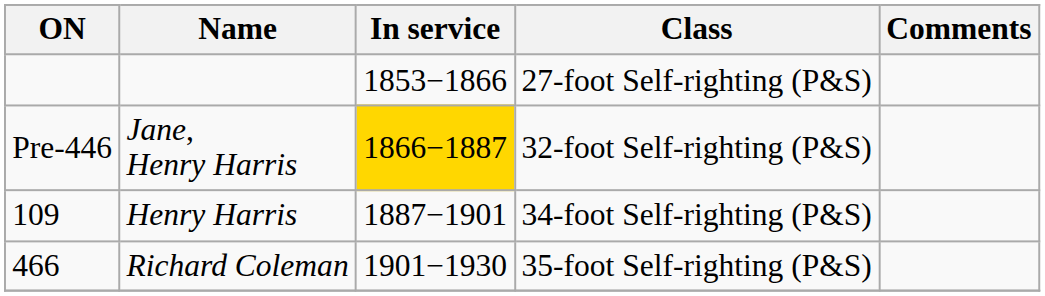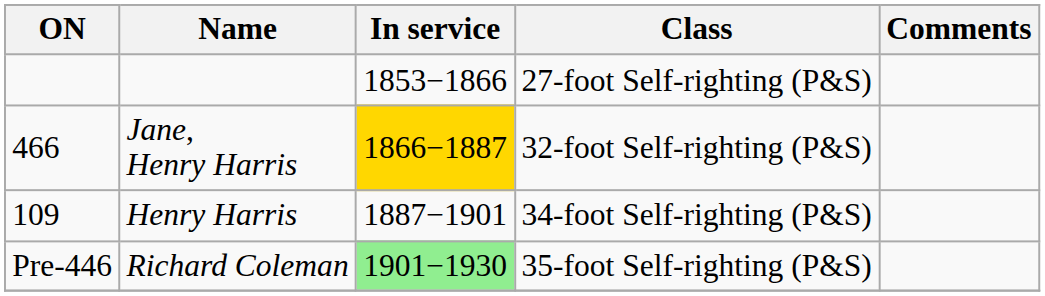(62, 147) Pre-446 -> (36, 147) 466
(36, 264) 466 -> (62, 264) Pre-446
(435, 264) no background -> (435, 264) lightgreen background
